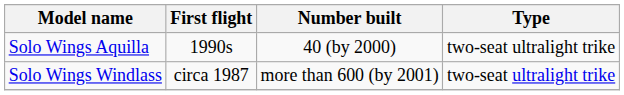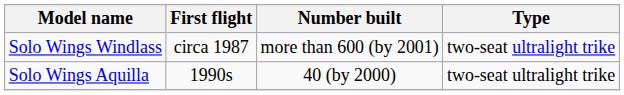rows swapped: (85, 75) <-> (79, 47)
